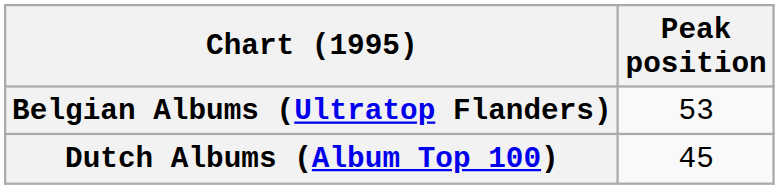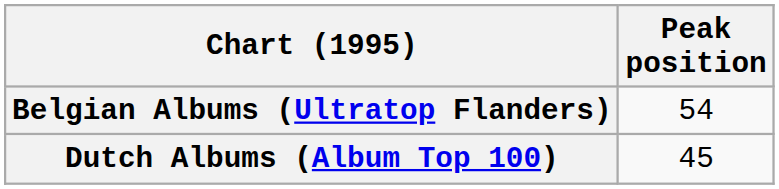(696, 111) 53 -> (696, 111) 54
